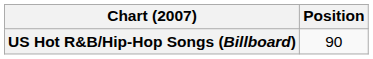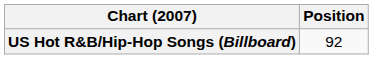(334, 41) 90 -> (334, 41) 92
